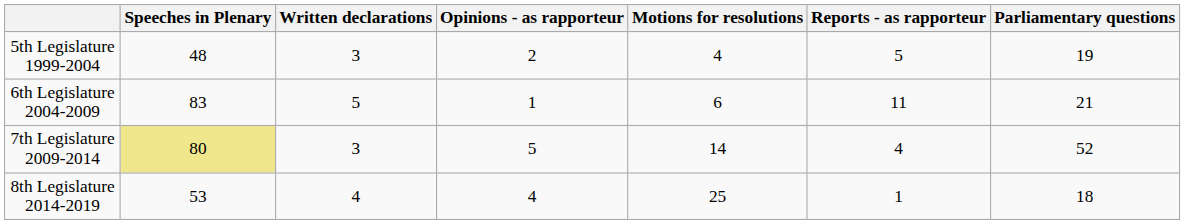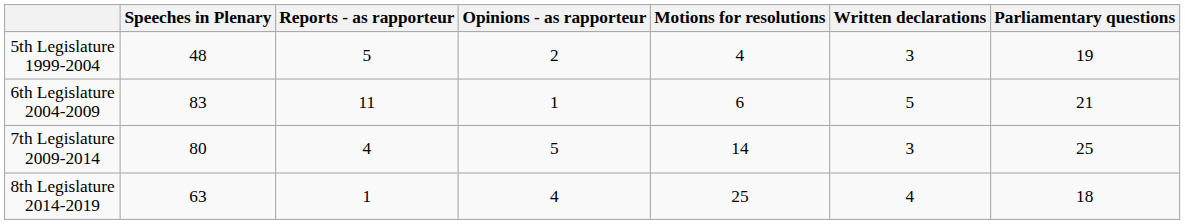columns swapped: (899, 18) <-> (356, 18)
(198, 149) khaki background -> (198, 149) no background
(1085, 149) 52 -> (1085, 149) 25
(198, 195) 53 -> (198, 195) 63
